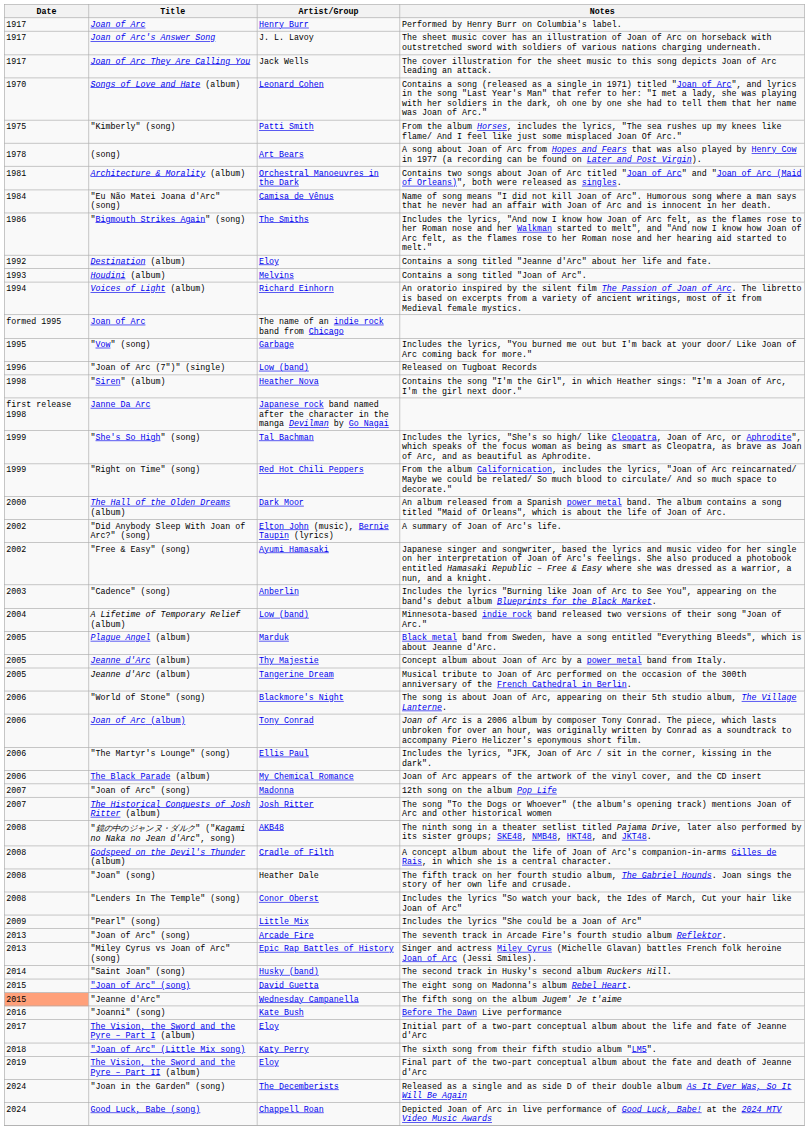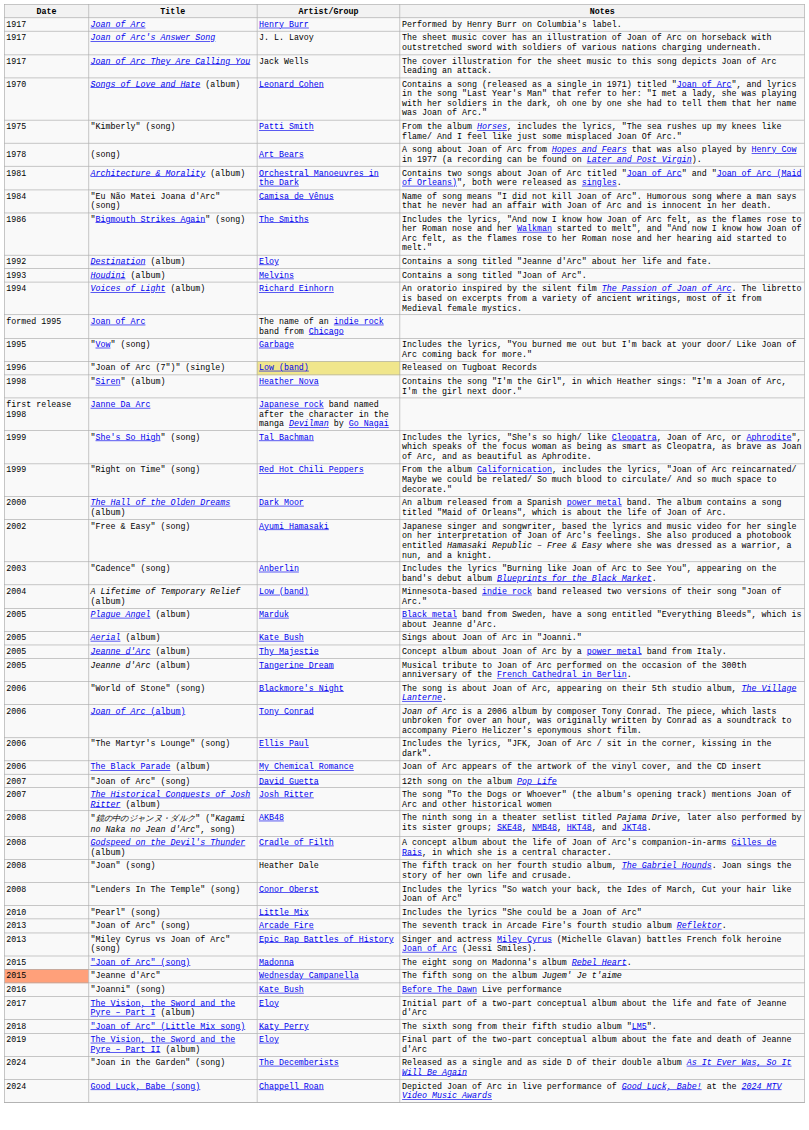(284, 368) no background -> (284, 368) khaki background
- row: (168, 531)
+ row: (125, 638)
(276, 791) Madonna -> (289, 781) David Guetta
(16, 922) 2009 -> (16, 912) 2010
- row: (138, 972)
(289, 986) David Guetta -> (276, 963) Madonna
